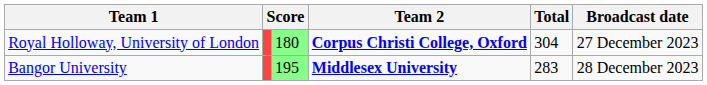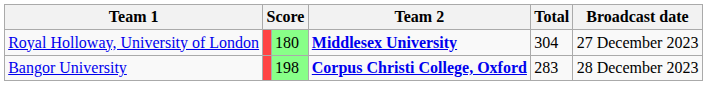(419, 42) Corpus Christi College, Oxford -> (384, 42) Middlesex University
(287, 67) 195 -> (287, 67) 198
(384, 67) Middlesex University -> (419, 67) Corpus Christi College, Oxford
